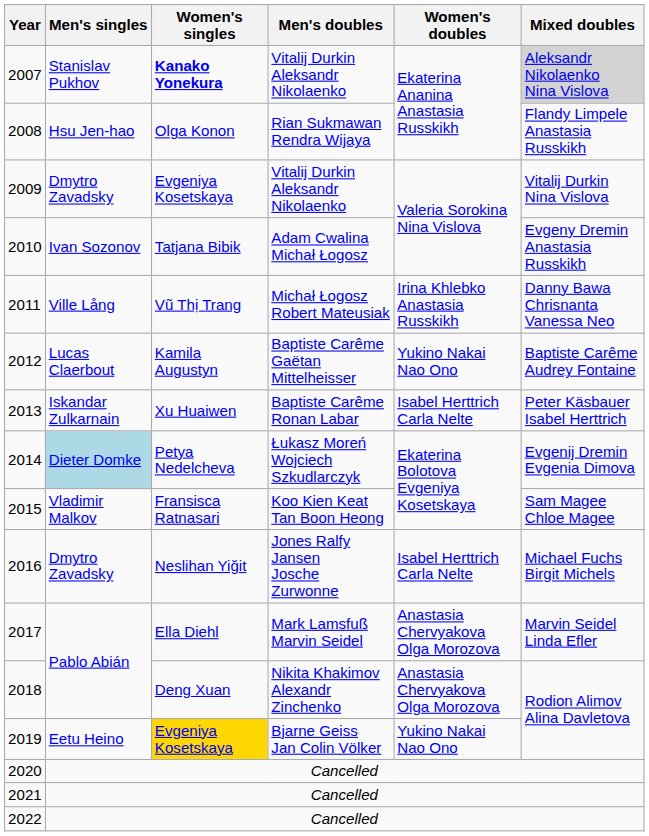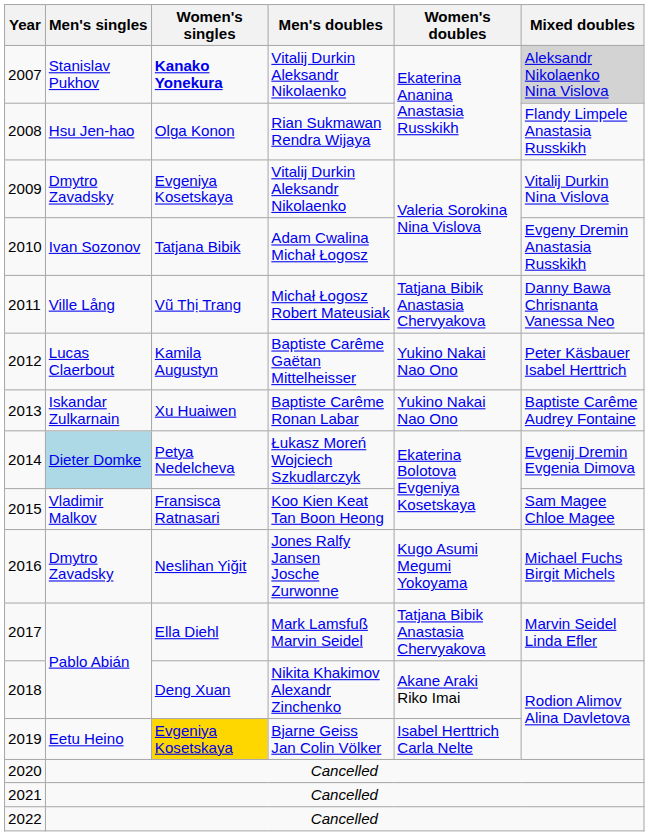(441, 304) Irina Khlebko Anastasia Russkikh -> (441, 304) Tatjana Bibik Anastasia Chervyakova
(581, 362) Baptiste Carême Audrey Fontaine -> (577, 362) Peter Käsbauer Isabel Herttrich
(448, 411) Isabel Herttrich Carla Nelte -> (441, 411) Yukino Nakai Nao Ono
(577, 411) Peter Käsbauer Isabel Herttrich -> (581, 411) Baptiste Carême Audrey Fontaine
(448, 567) Isabel Herttrich Carla Nelte -> (438, 567) Kugo Asumi Megumi Yokoyama
(449, 632) Anastasia Chervyakova Olga Morozova -> (441, 632) Tatjana Bibik Anastasia Chervyakova
(449, 690) Anastasia Chervyakova Olga Morozova -> (438, 690) Akane Araki Riko Imai
(441, 739) Yukino Nakai Nao Ono -> (448, 739) Isabel Herttrich Carla Nelte
